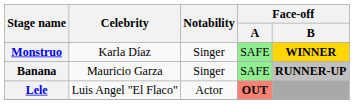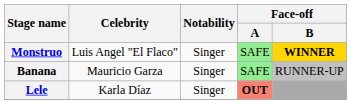(125, 52) Karla Díaz -> (125, 52) Luis Angel "El Flaco"
(311, 71) bold -> (309, 71) normal
(125, 90) Luis Angel "El Flaco" -> (125, 90) Karla Díaz
(209, 90) Actor -> (209, 90) Singer
